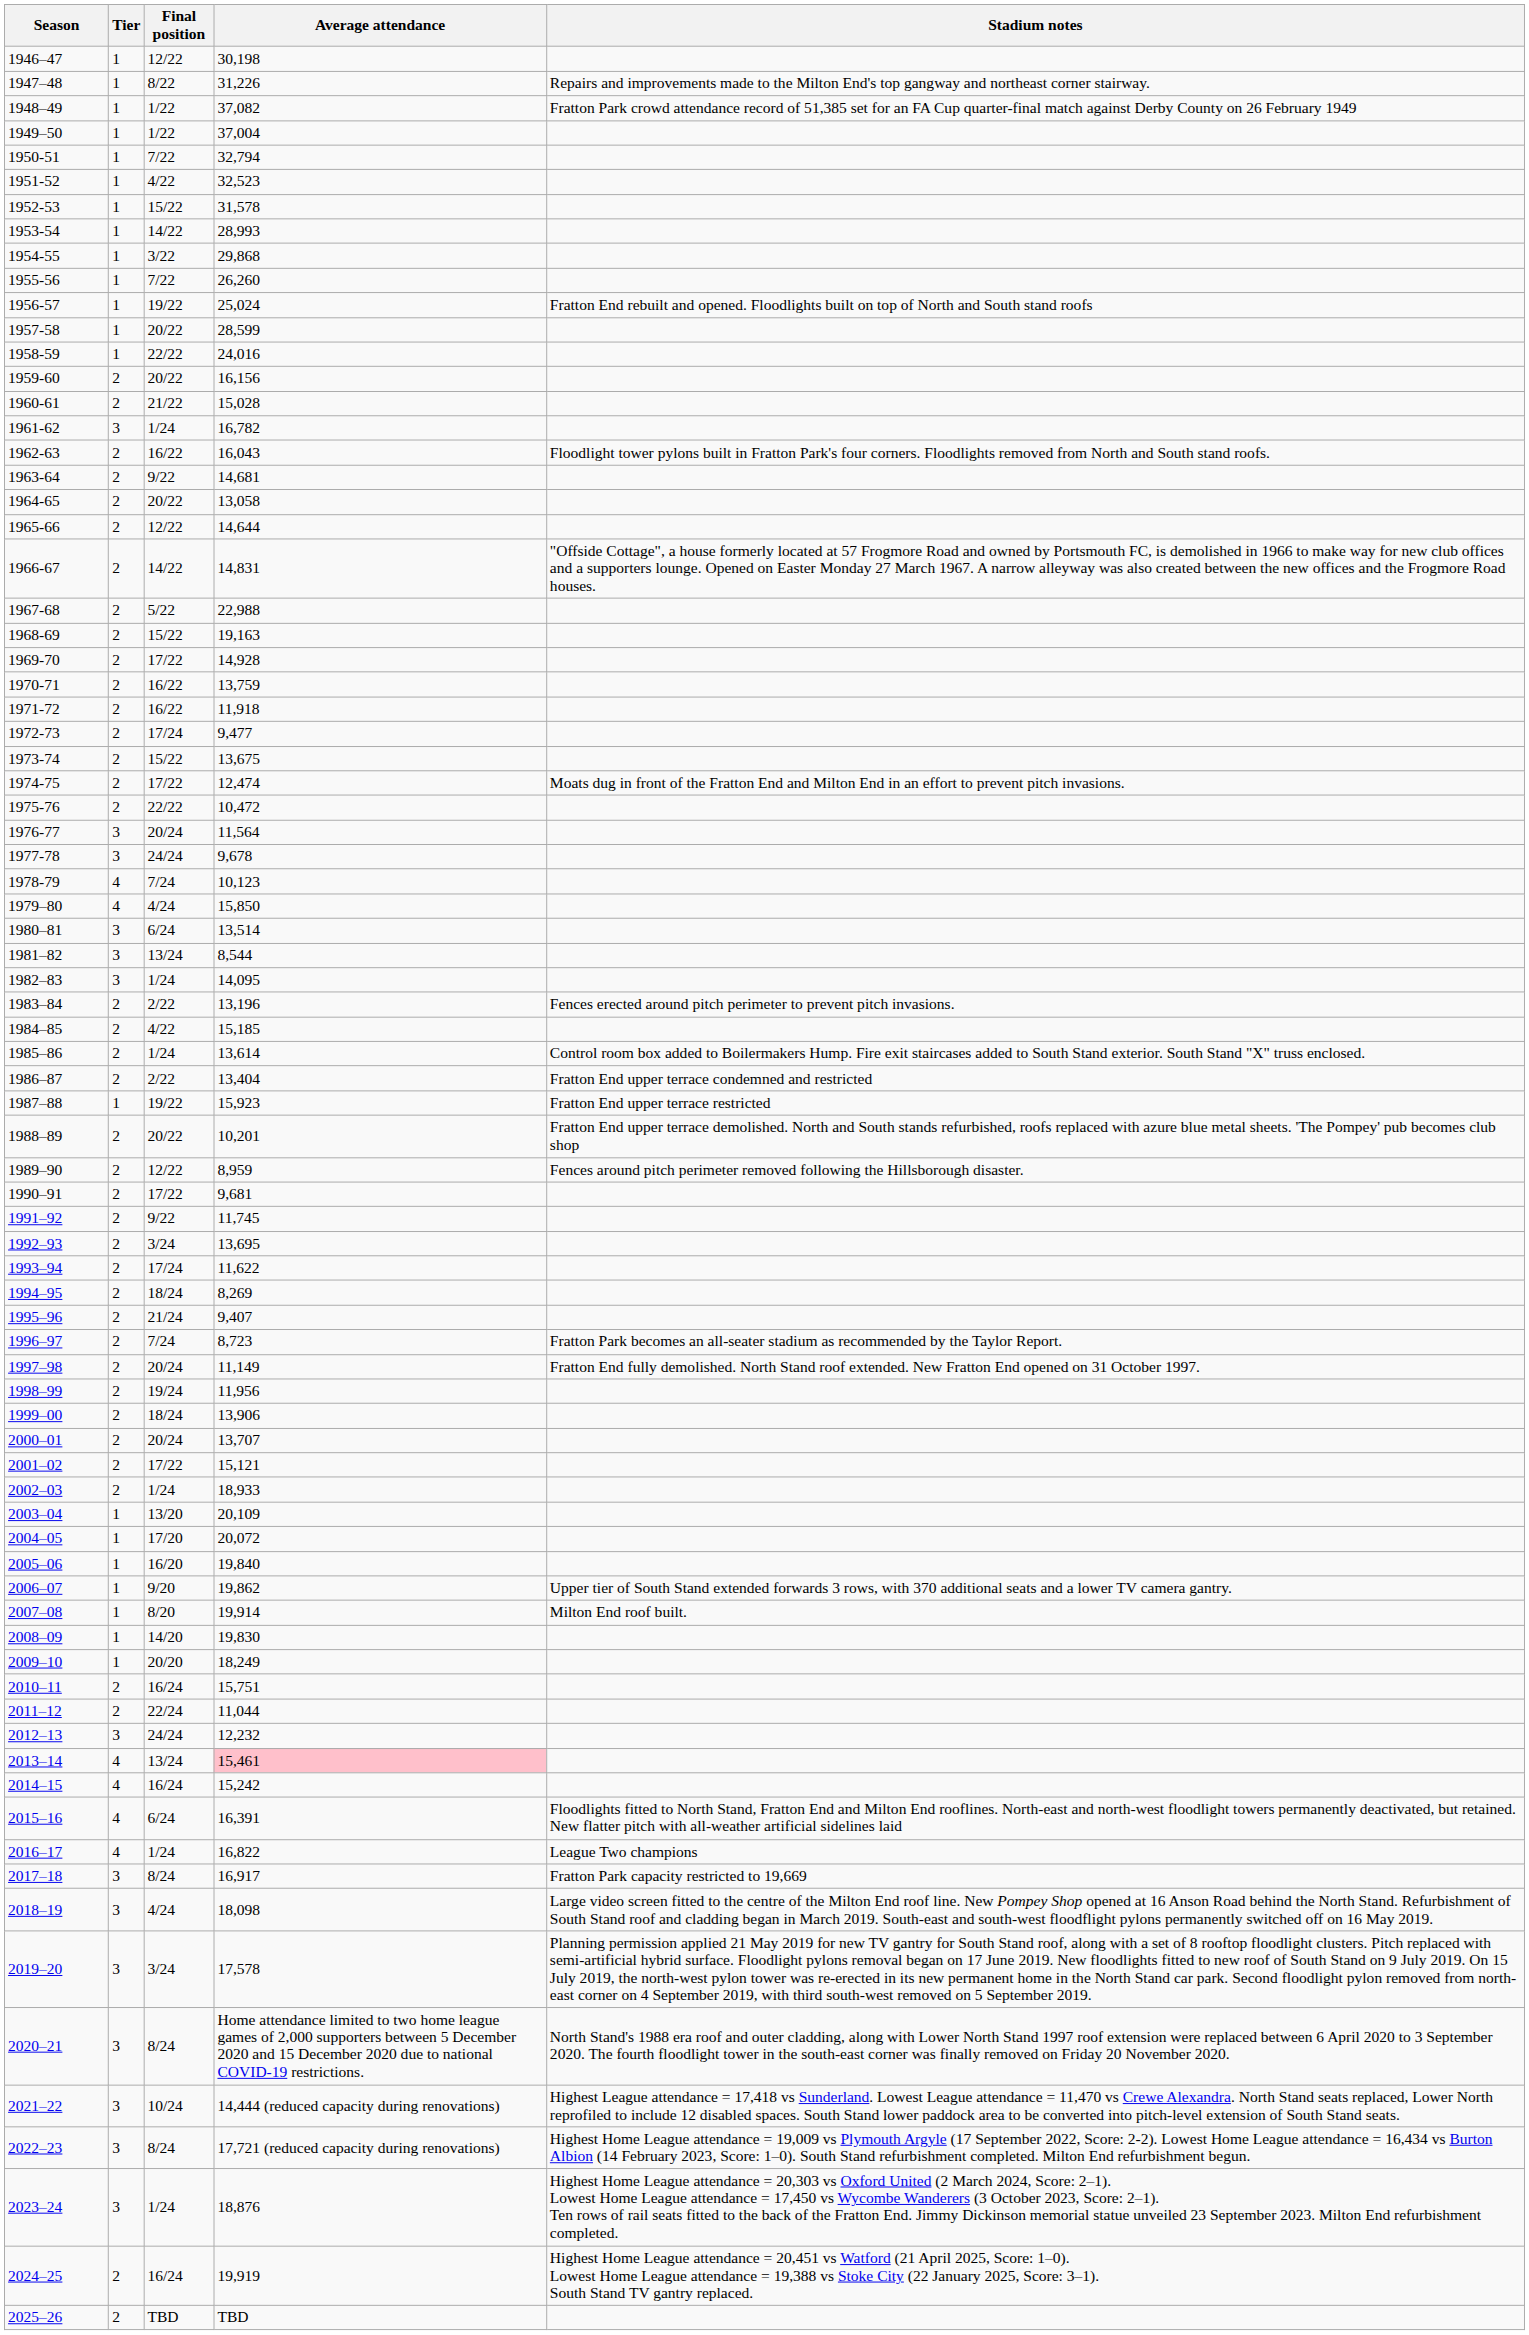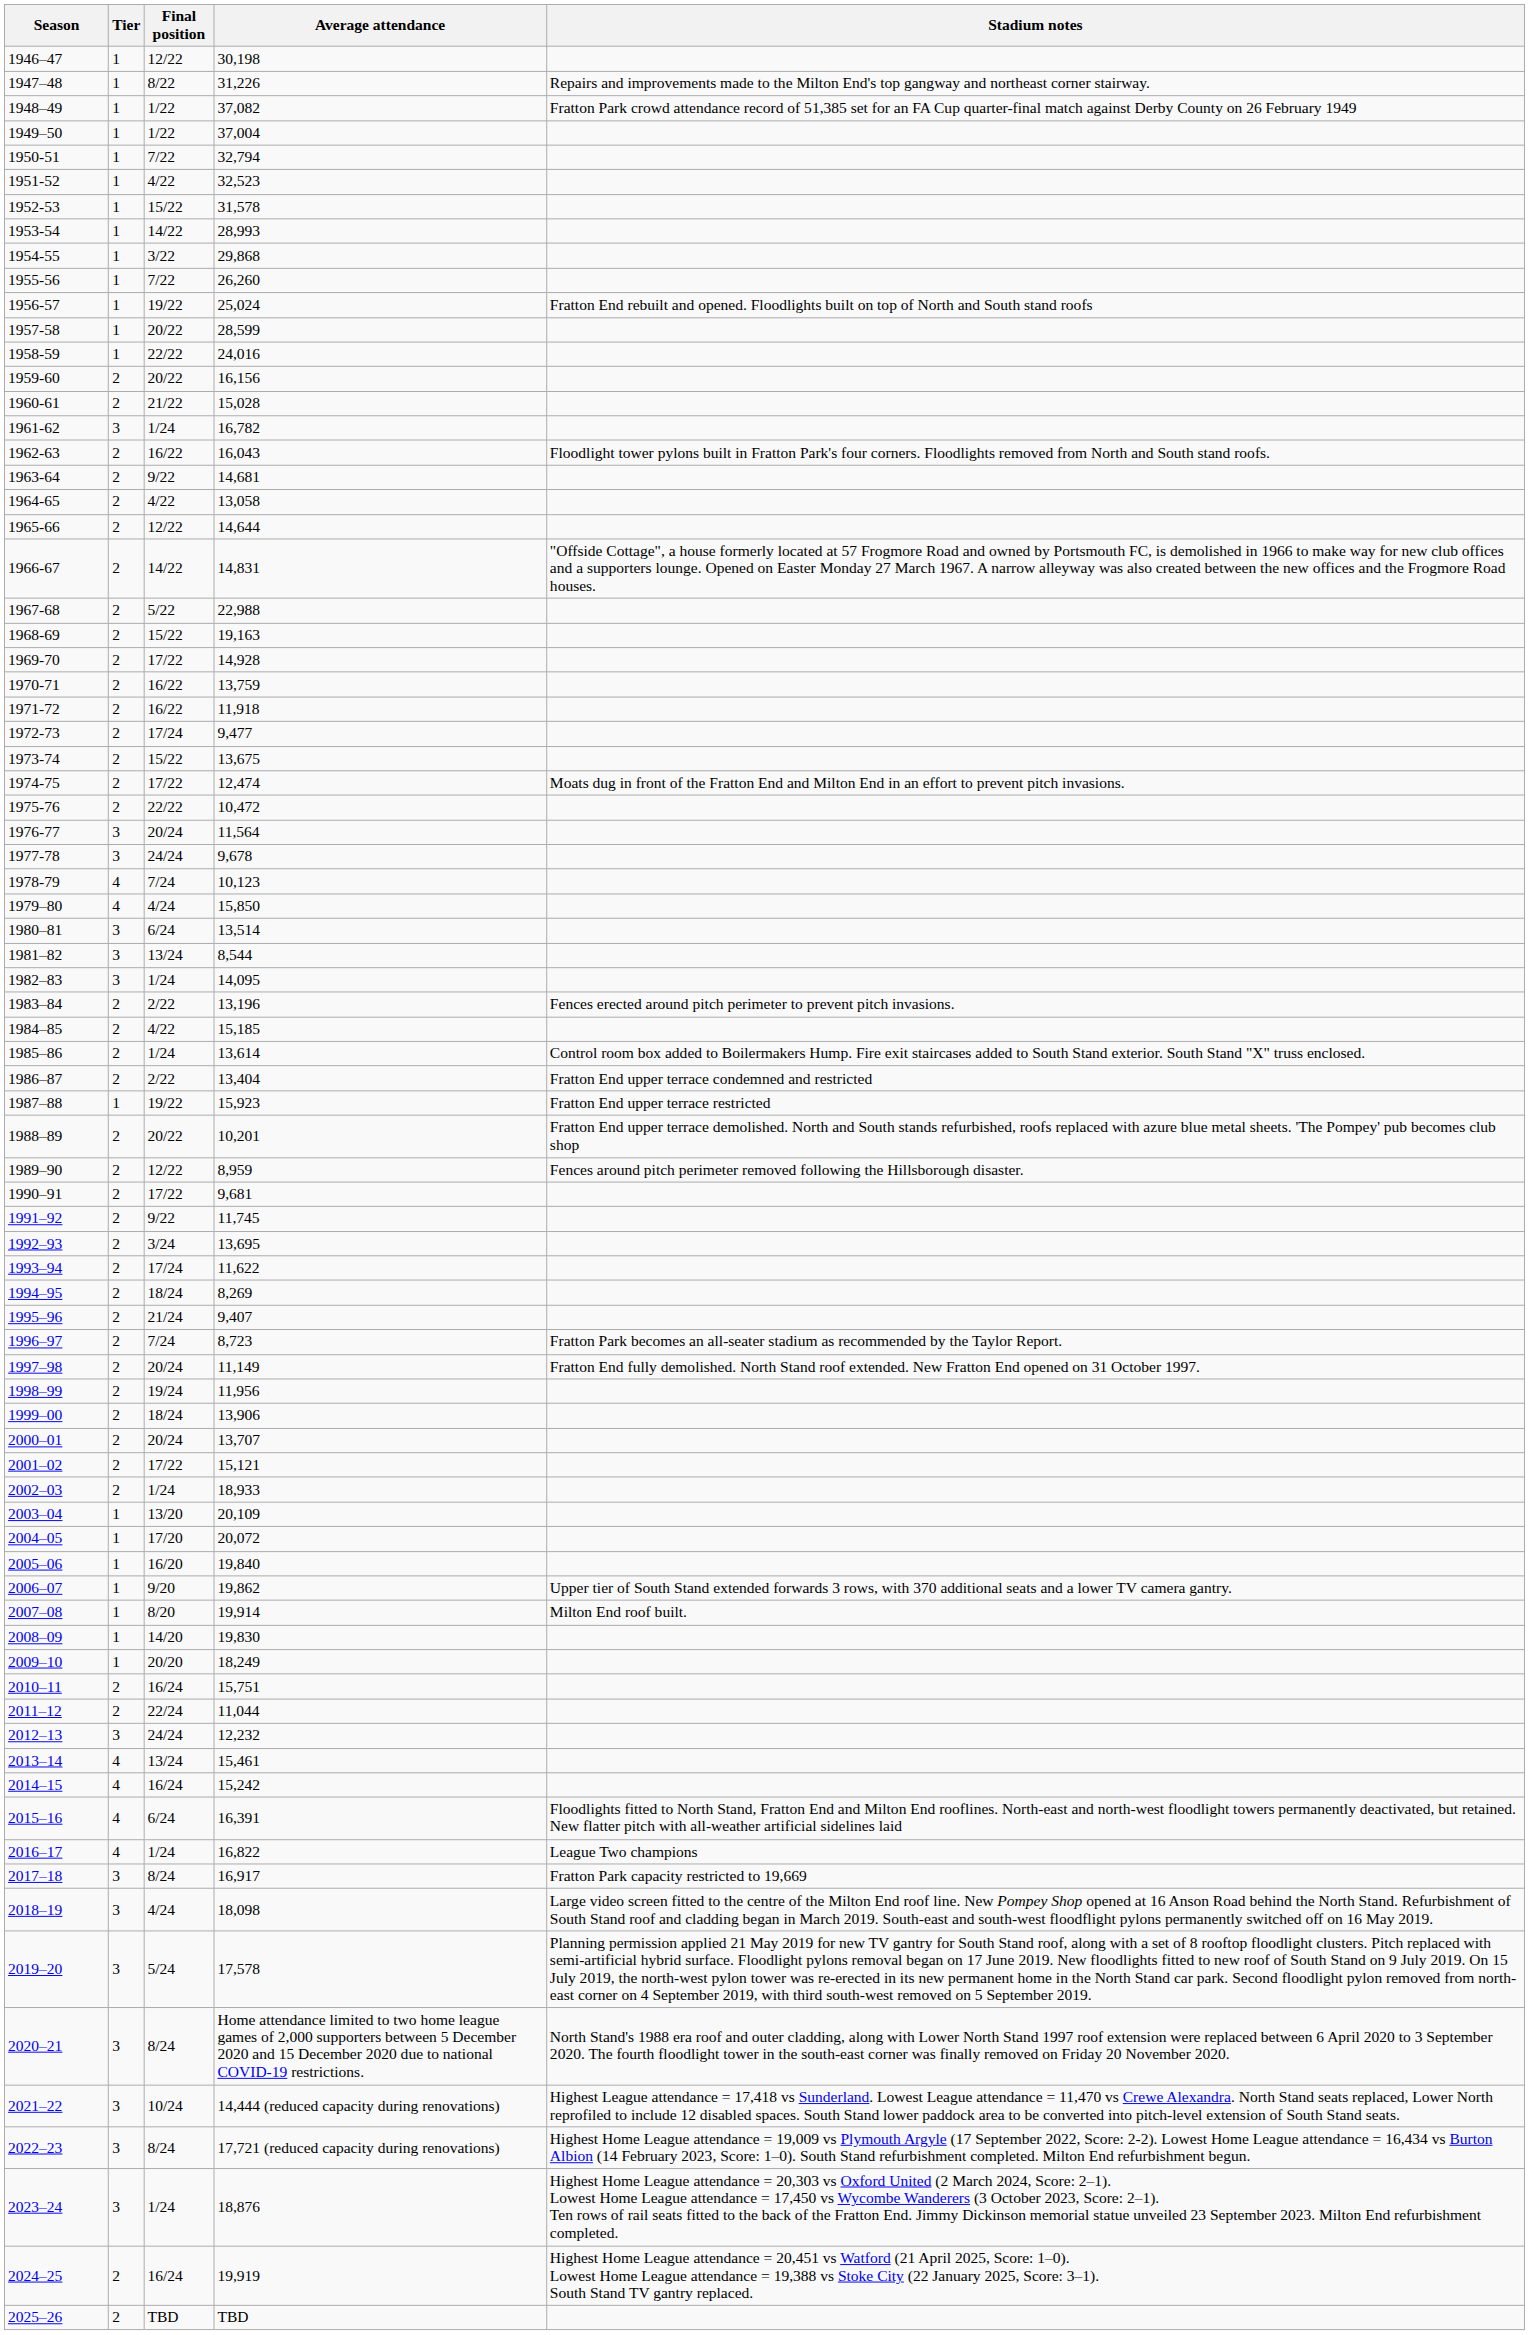(165, 501) 20/22 -> (161, 501) 4/22
(239, 1760) pink background -> (239, 1760) no background
(161, 1969) 3/24 -> (161, 1969) 5/24
